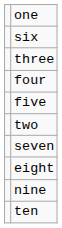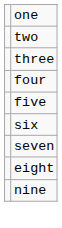rows swapped: (26, 125) <-> (26, 37)
- row: (26, 212)
